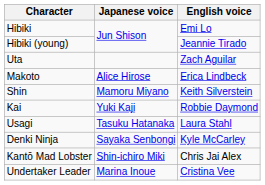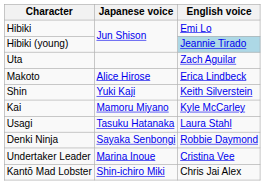(213, 44) no background -> (213, 44) lightblue background
(133, 92) Mamoru Miyano -> (116, 92) Yuki Kaji
(116, 108) Yuki Kaji -> (133, 108) Mamoru Miyano
(219, 108) Robbie Daymond -> (213, 108) Kyle McCarley
(213, 140) Kyle McCarley -> (219, 140) Robbie Daymond
rows swapped: (49, 172) <-> (49, 156)
